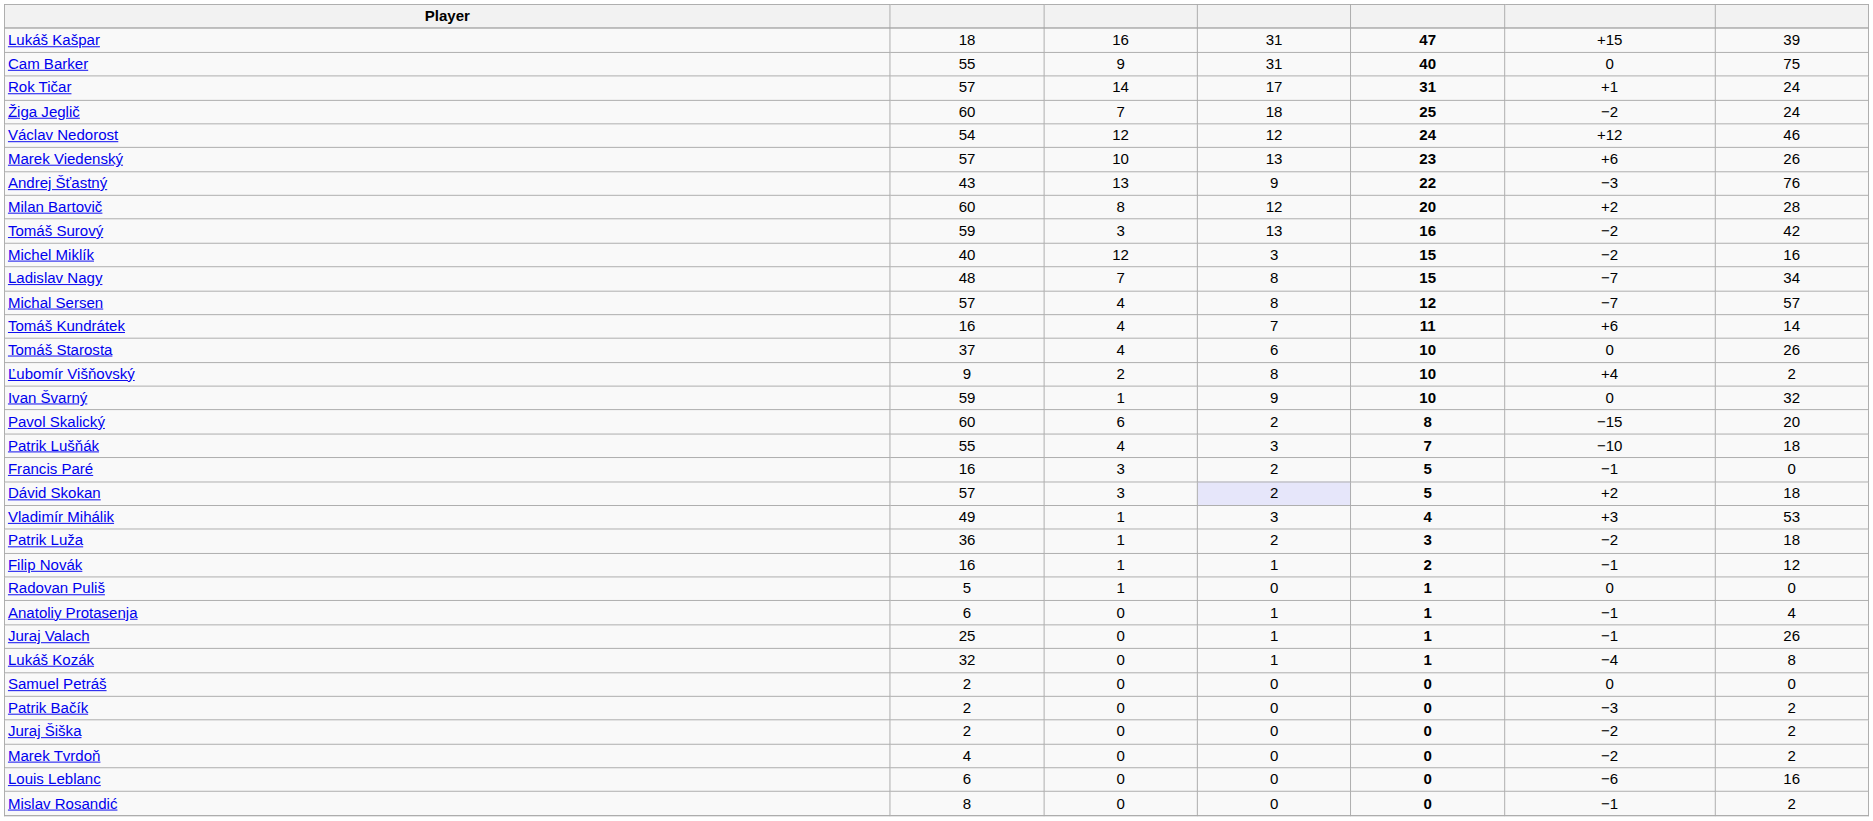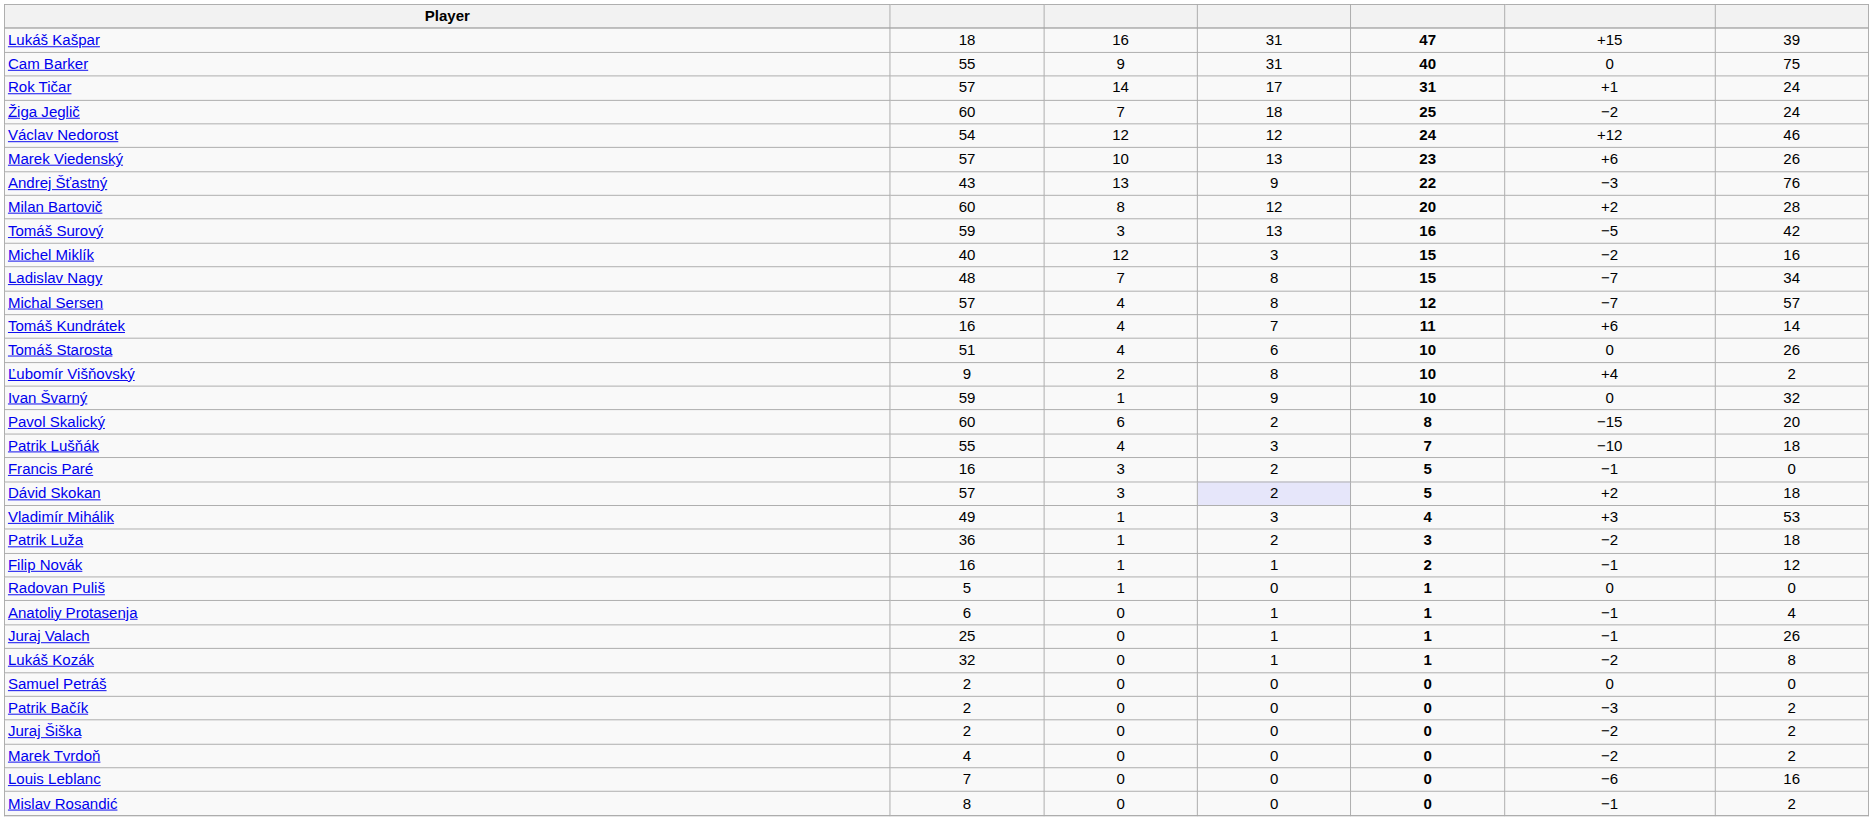(1610, 231) −2 -> (1610, 231) −5
(967, 350) 37 -> (967, 350) 51
(1610, 660) −4 -> (1610, 660) −2
(967, 779) 6 -> (967, 779) 7
